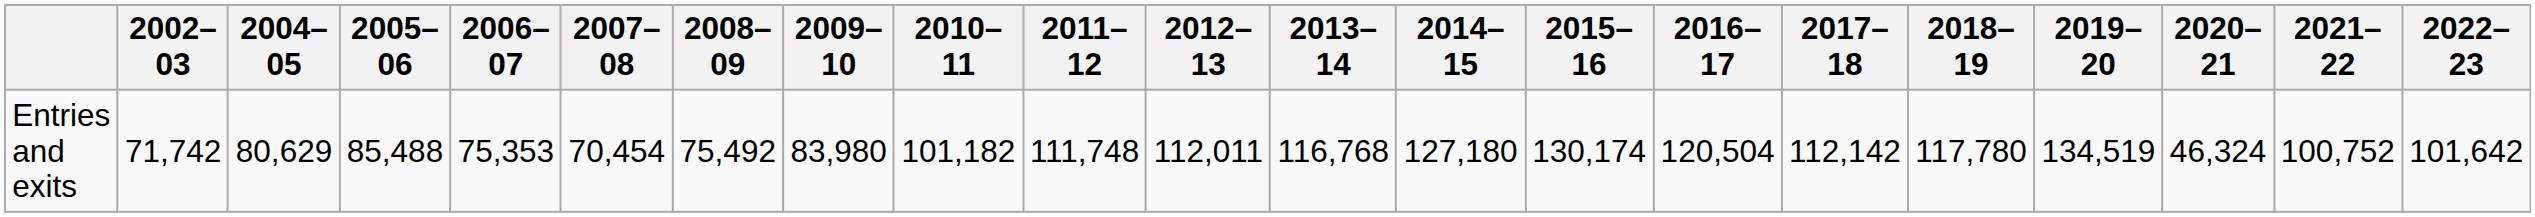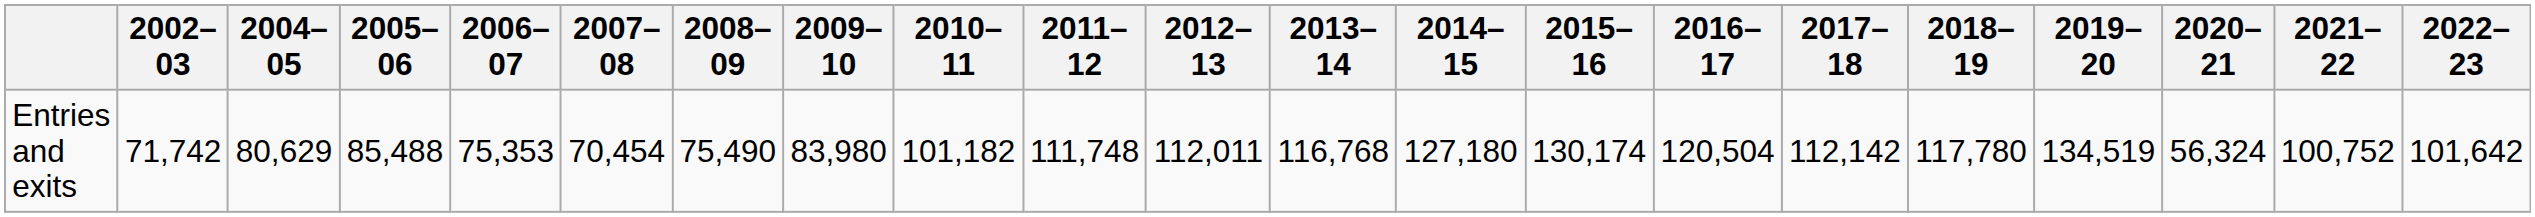(728, 150) 75,492 -> (728, 150) 75,490
(2218, 150) 46,324 -> (2218, 150) 56,324
